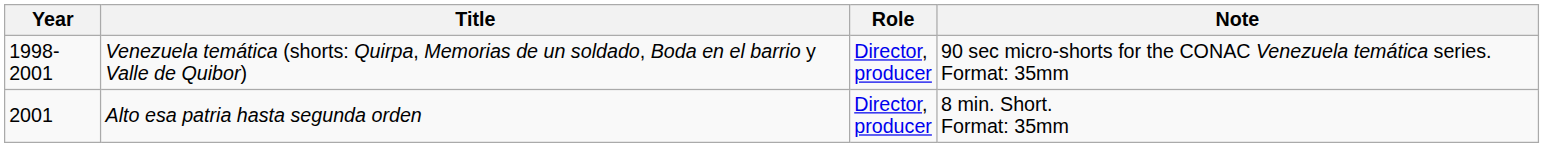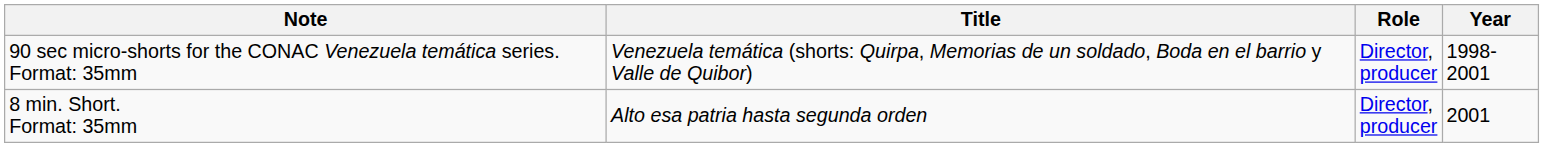columns swapped: (53, 20) <-> (1237, 20)
